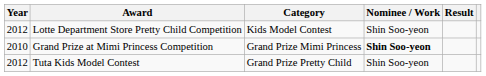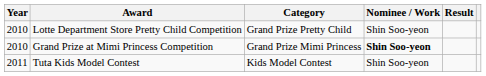(17, 29) 2012 -> (17, 29) 2010
(289, 29) Kids Model Contest -> (299, 29) Grand Prize Pretty Child
(17, 63) 2012 -> (17, 63) 2011
(299, 63) Grand Prize Pretty Child -> (289, 63) Kids Model Contest
